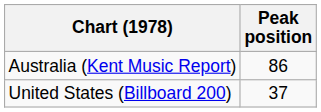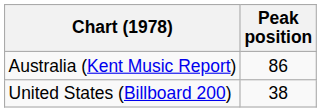(278, 93) 37 -> (278, 93) 38
